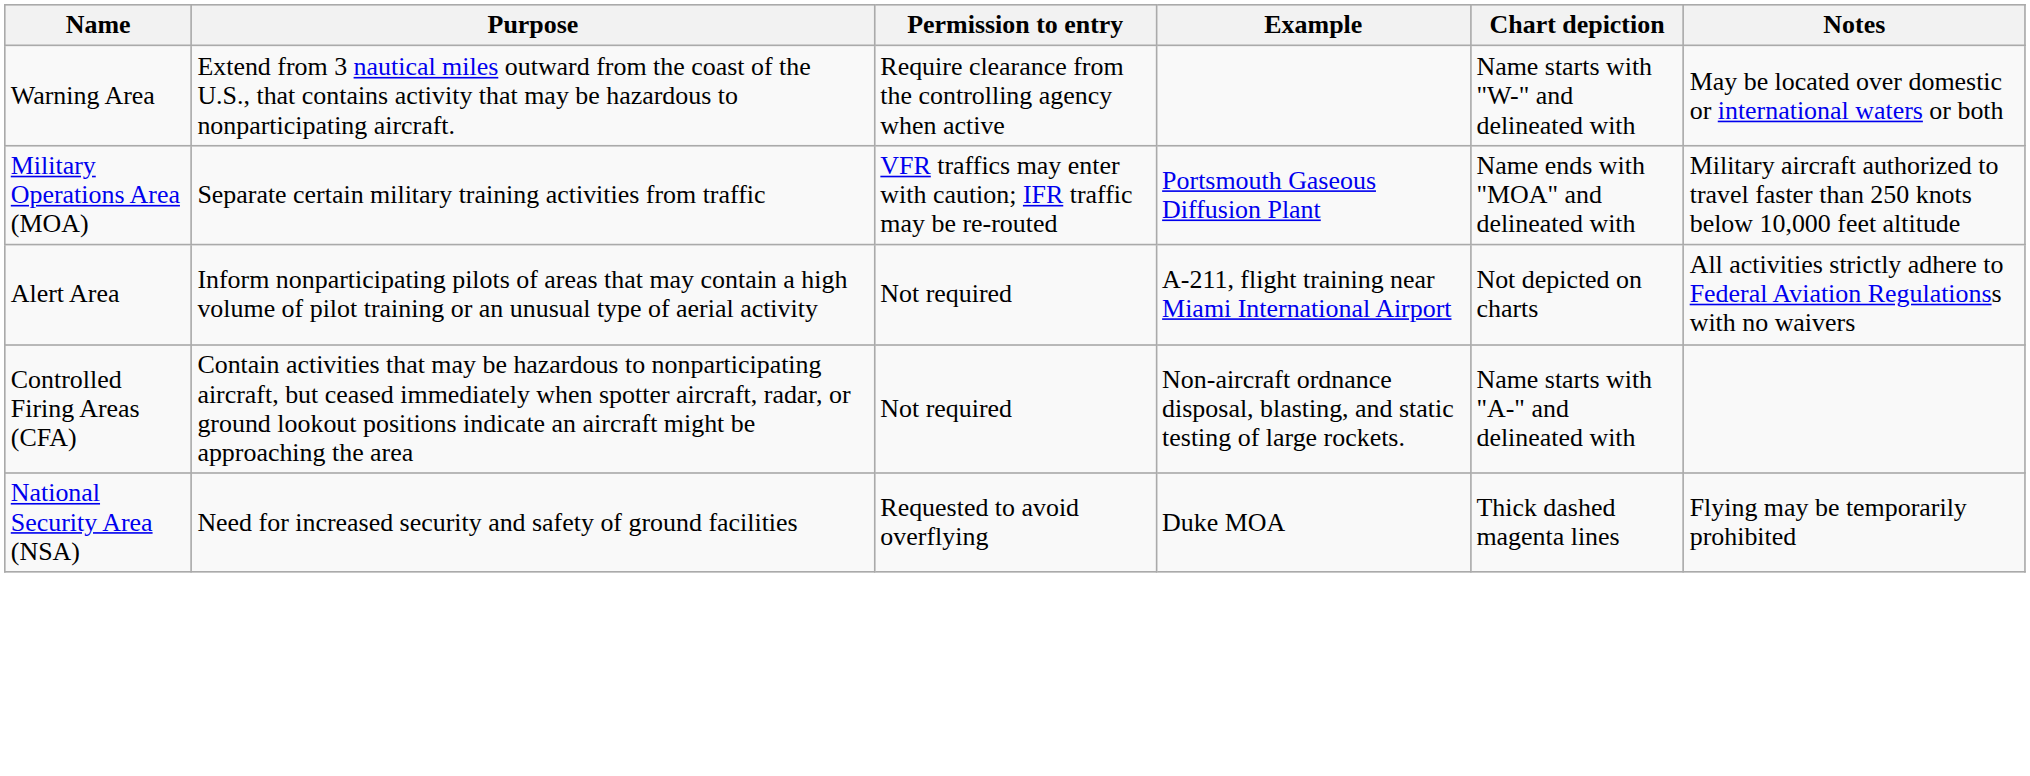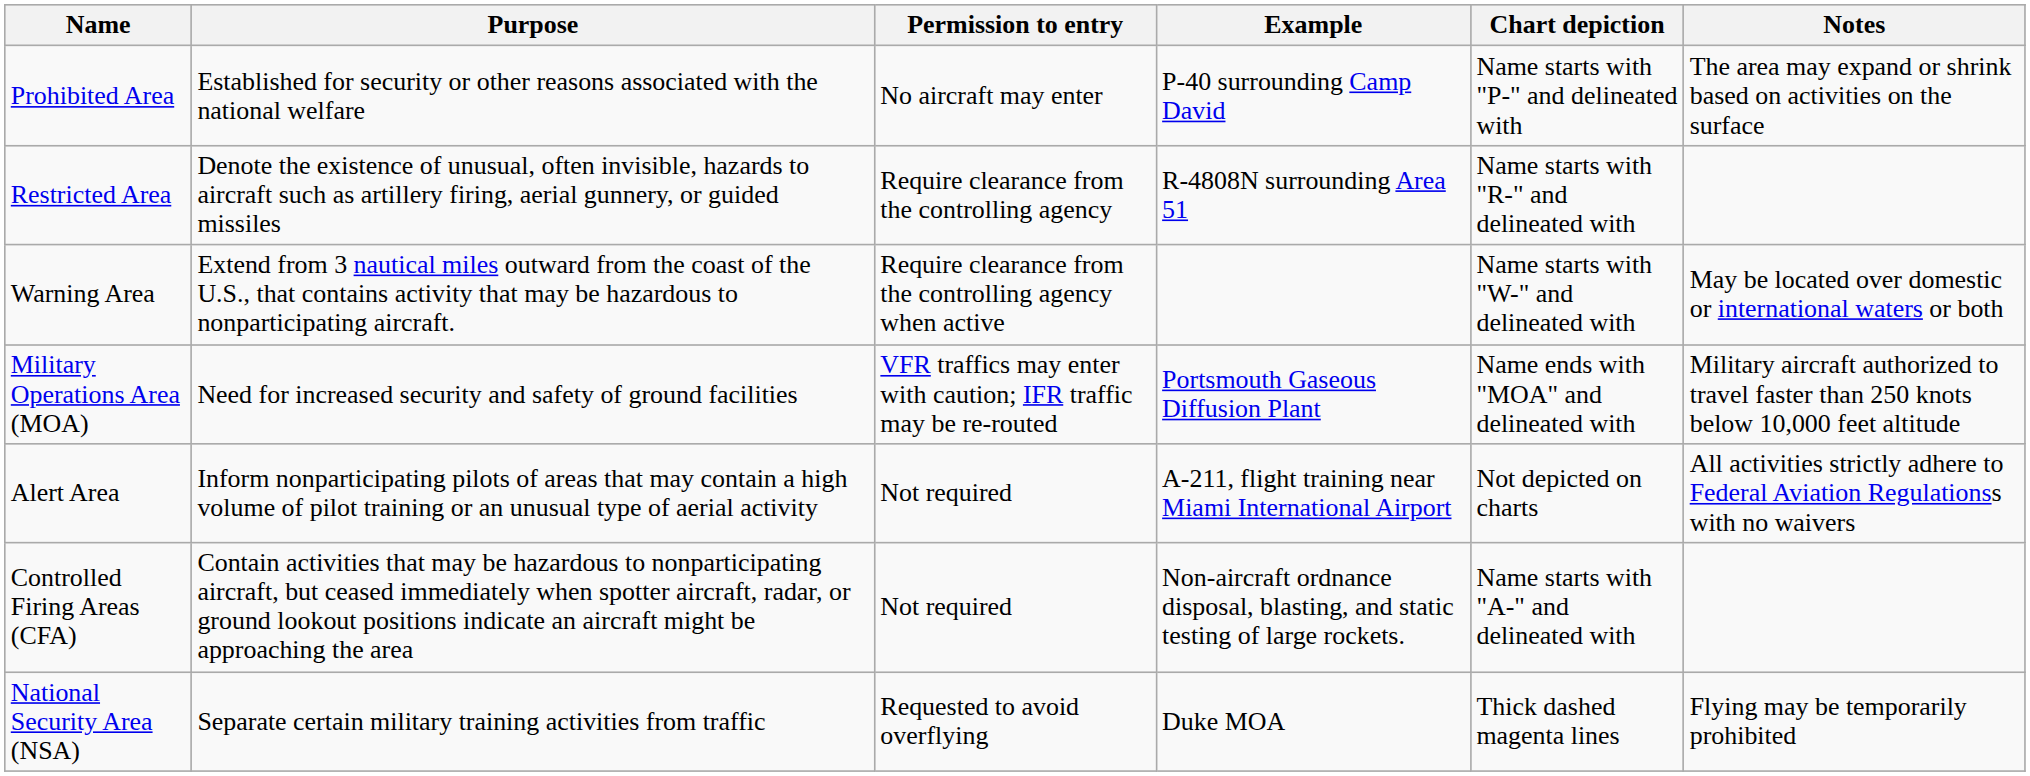+ row: (92, 95)
+ row: (91, 194)
(481, 194) Separate certain military training activities from traffic -> (498, 393) Need for increased security and safety of ground facilities
(498, 522) Need for increased security and safety of ground facilities -> (481, 721) Separate certain military training activities from traffic
